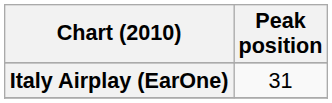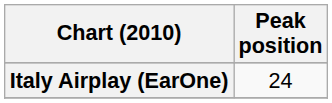(280, 80) 31 -> (280, 80) 24
